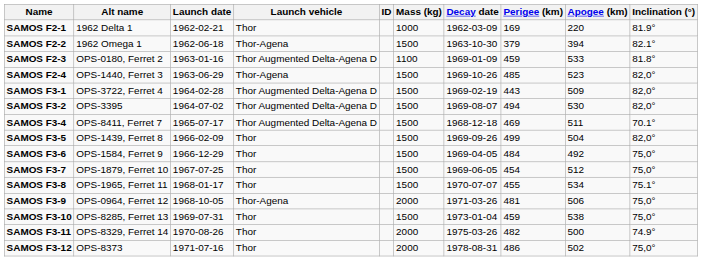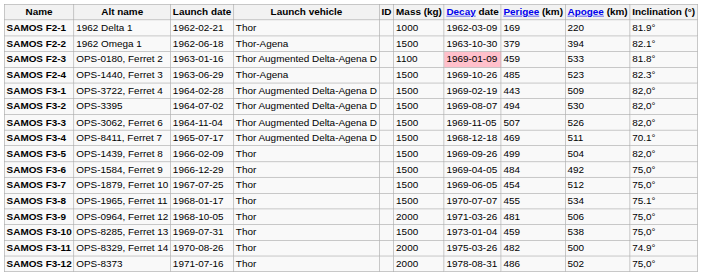(472, 59) no background -> (472, 59) pink background
(644, 75) 82,0° -> (644, 75) 82.3°
+ row: (36, 122)
(262, 201) Thor-Agena -> (246, 216) Thor
